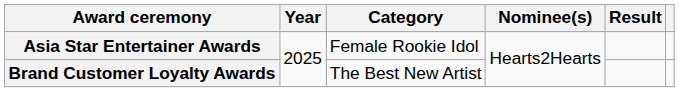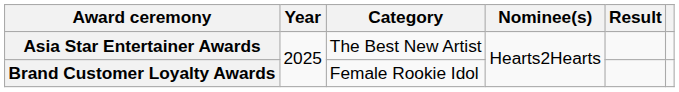(404, 45) Female Rookie Idol -> (406, 45) The Best New Artist
(406, 73) The Best New Artist -> (404, 73) Female Rookie Idol
